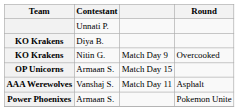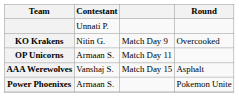- row: (39, 40)
(147, 69) Match Day 15 -> (147, 55) Match Day 11
(147, 84) Match Day 11 -> (147, 69) Match Day 15
